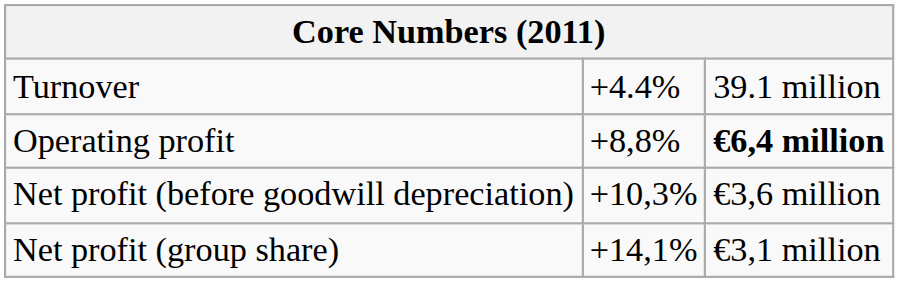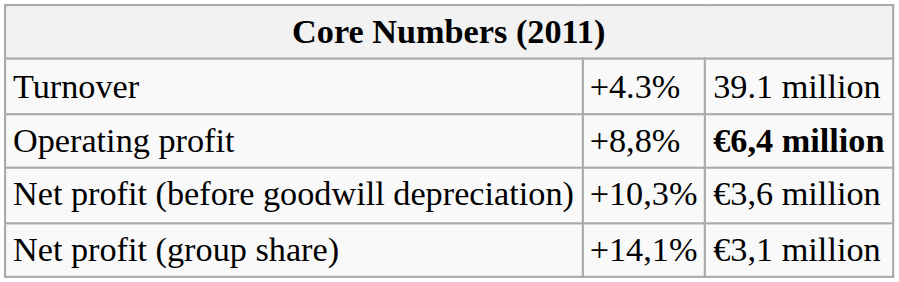(635, 85) +4.4% -> (635, 85) +4.3%
